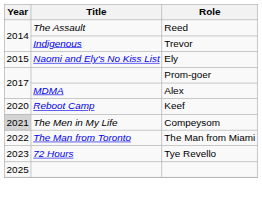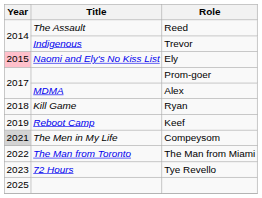(18, 59) no background -> (18, 59) pink background
+ row: (55, 106)
(18, 106) 2020 -> (18, 122) 2019
